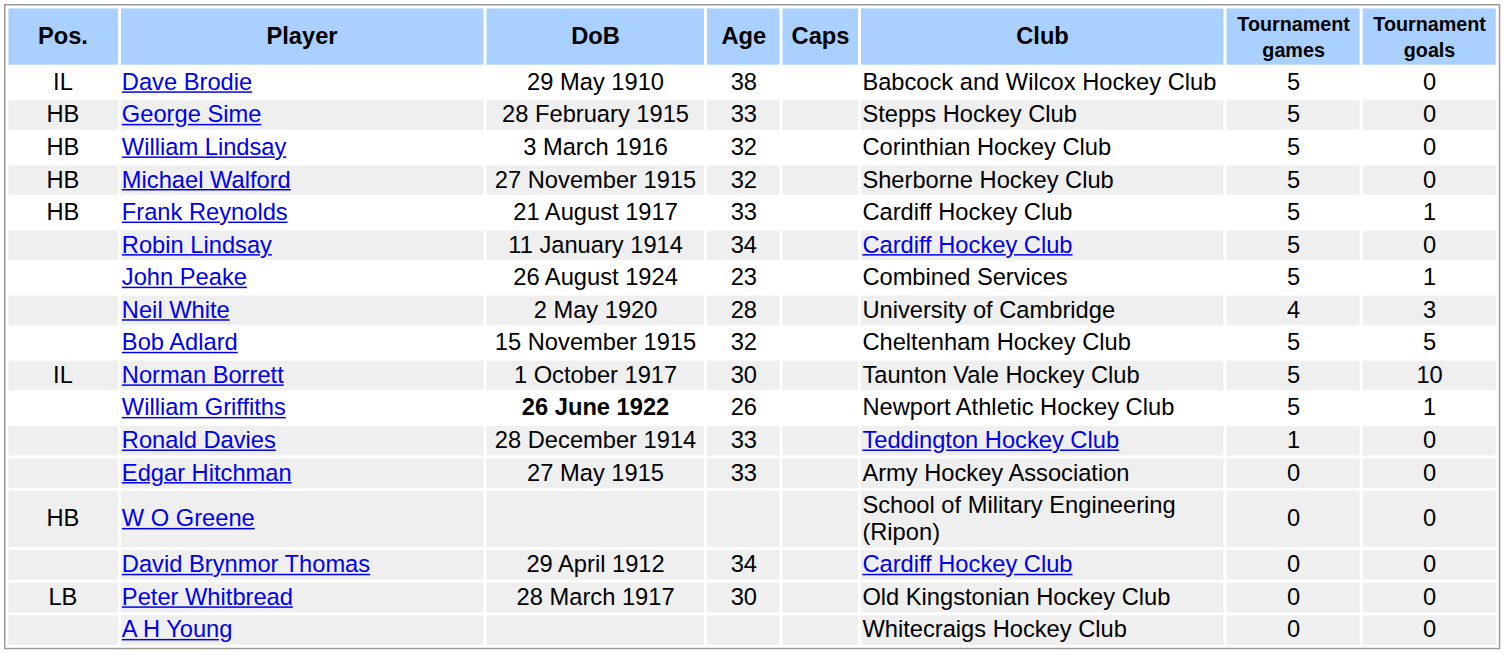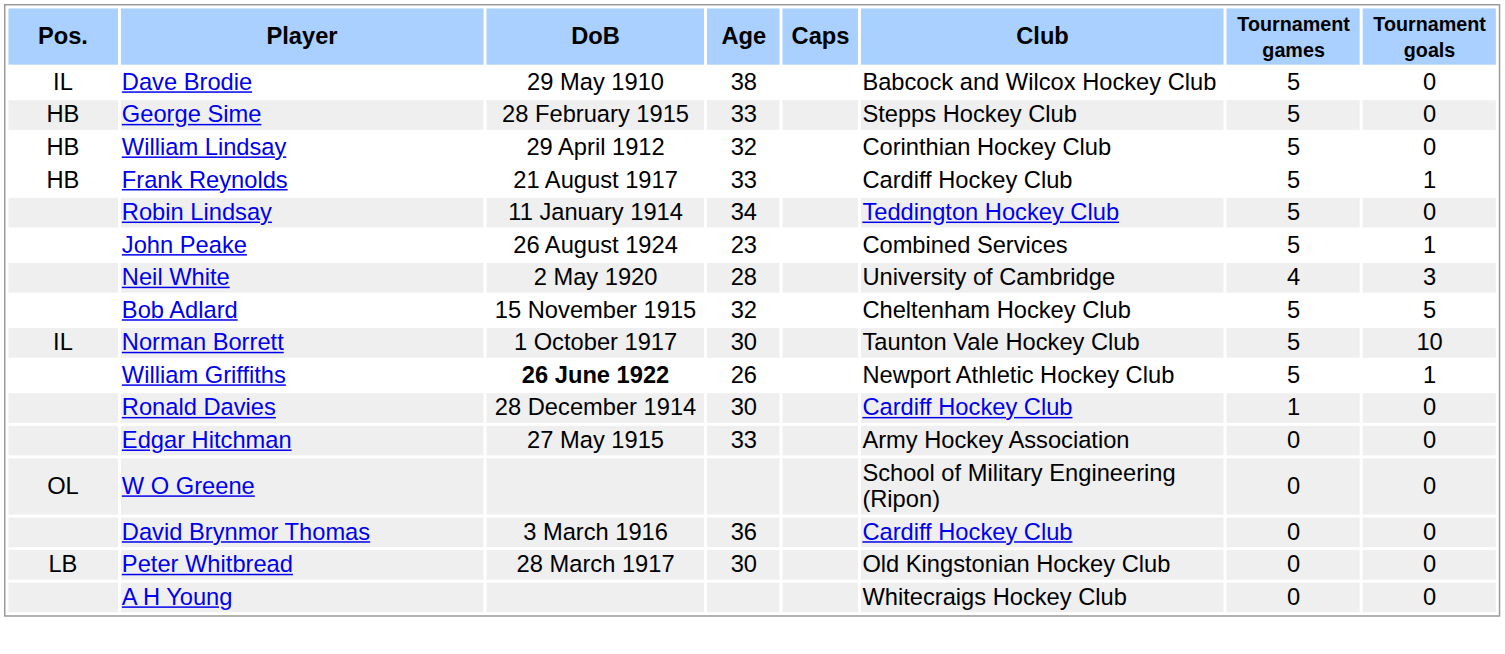(596, 147) 3 March 1916 -> (596, 147) 29 April 1912
- row: (206, 179)
(967, 245) Cardiff Hockey Club -> (991, 212) Teddington Hockey Club
(744, 440) 33 -> (744, 407) 30
(991, 440) Teddington Hockey Club -> (967, 407) Cardiff Hockey Club
(63, 518) HB -> (63, 486) OL
(596, 564) 29 April 1912 -> (596, 532) 3 March 1916
(744, 564) 34 -> (744, 532) 36
